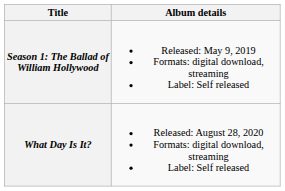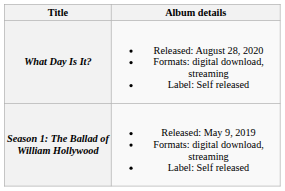rows swapped: (58, 62) <-> (58, 144)
